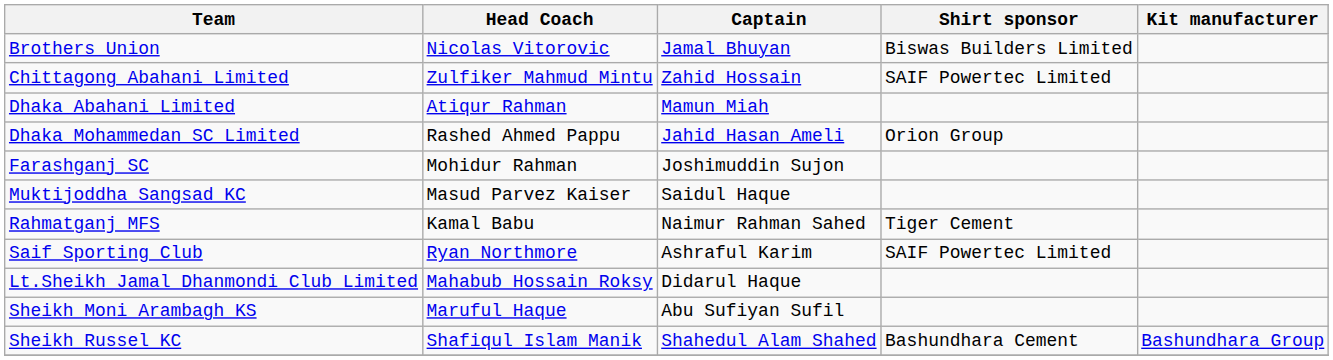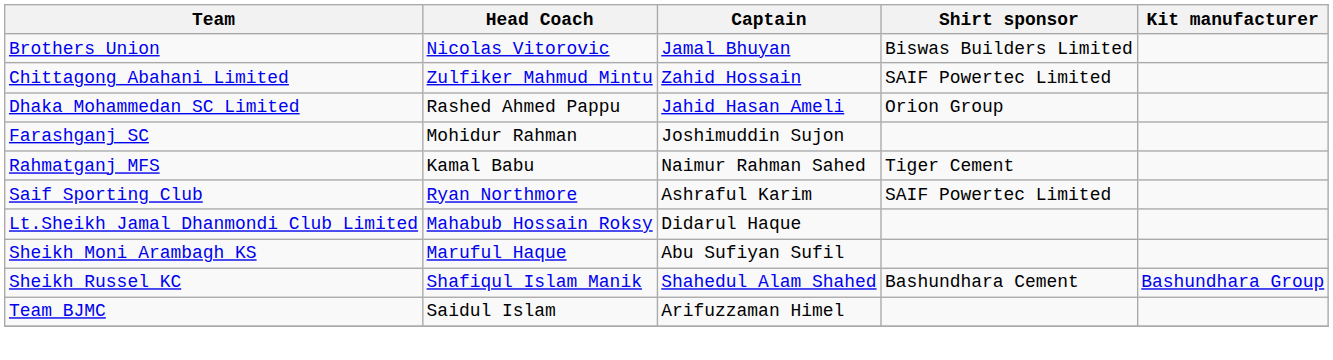- row: (122, 107)
- row: (127, 195)
+ row: (57, 312)
